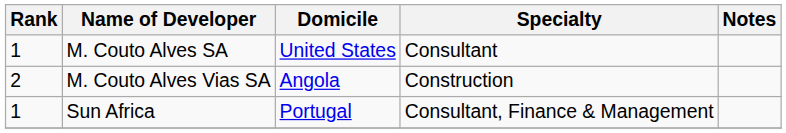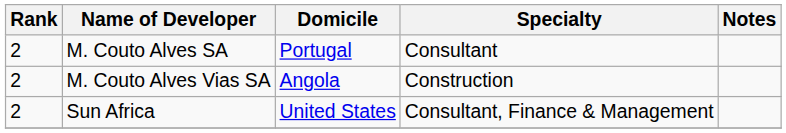(16, 50) 1 -> (16, 50) 2
(338, 50) United States -> (316, 50) Portugal
(16, 111) 1 -> (16, 111) 2
(316, 111) Portugal -> (338, 111) United States
